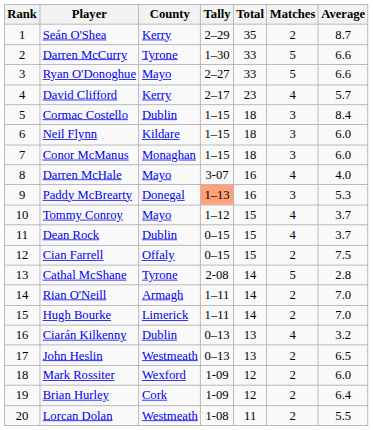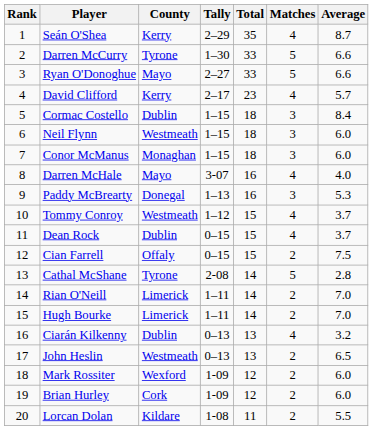(293, 34) 2 -> (293, 34) 4
(161, 134) Kildare -> (170, 134) Westmeath
(217, 194) lightsalmon background -> (217, 194) no background
(157, 214) Mayo -> (170, 214) Westmeath
(163, 295) Armagh -> (165, 295) Limerick
(343, 395) 6.4 -> (343, 395) 6.0
(170, 415) Westmeath -> (161, 415) Kildare
